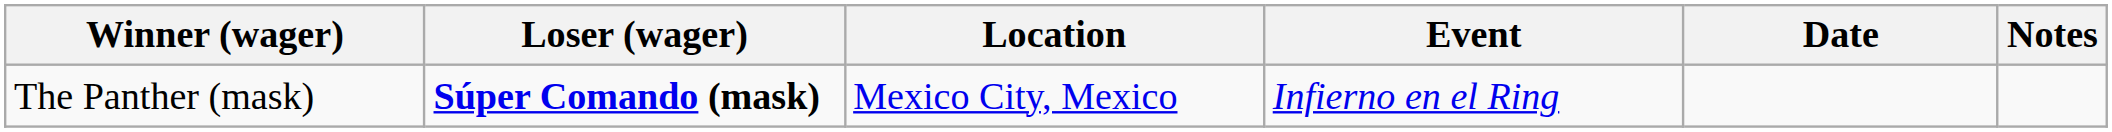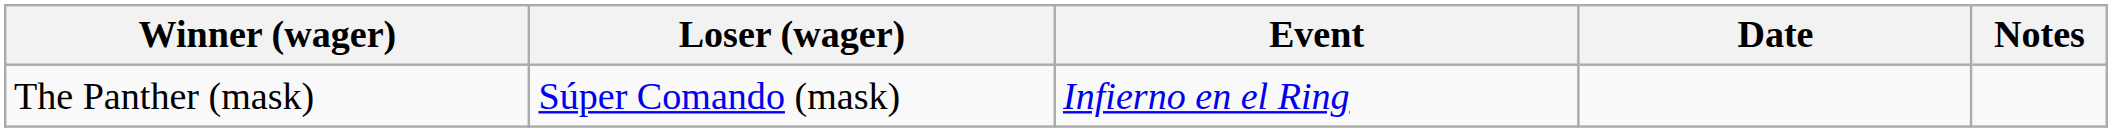- column: (1054, 34)
(627, 95) bold -> (719, 95) normal
